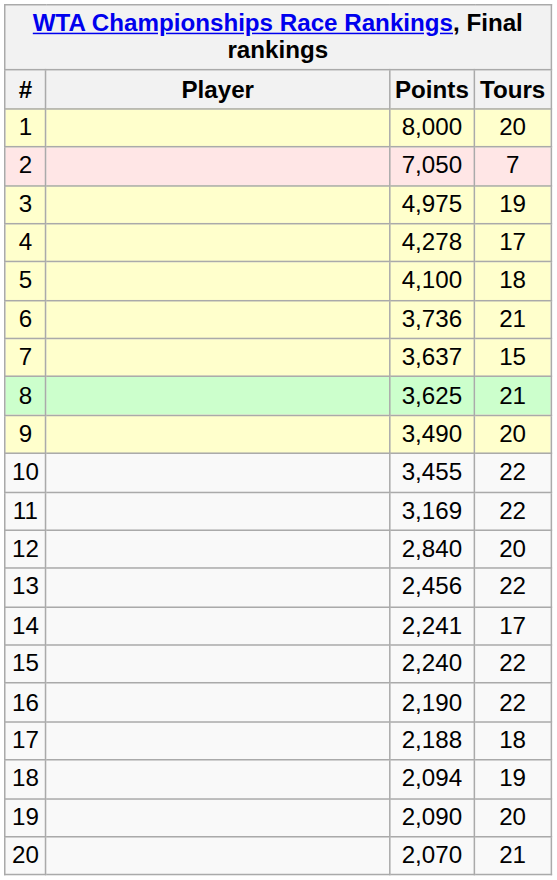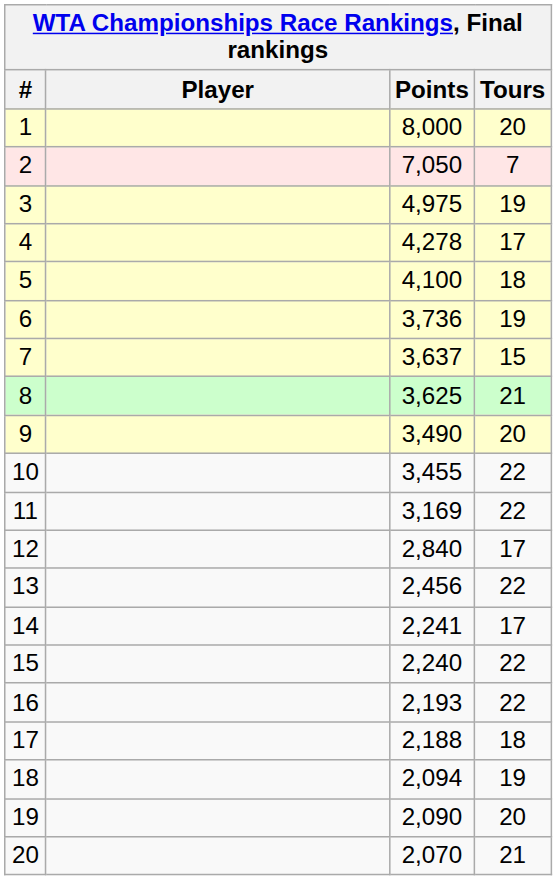(513, 319) 21 -> (513, 319) 19
(513, 548) 20 -> (513, 548) 17
(432, 702) 2,190 -> (432, 702) 2,193
